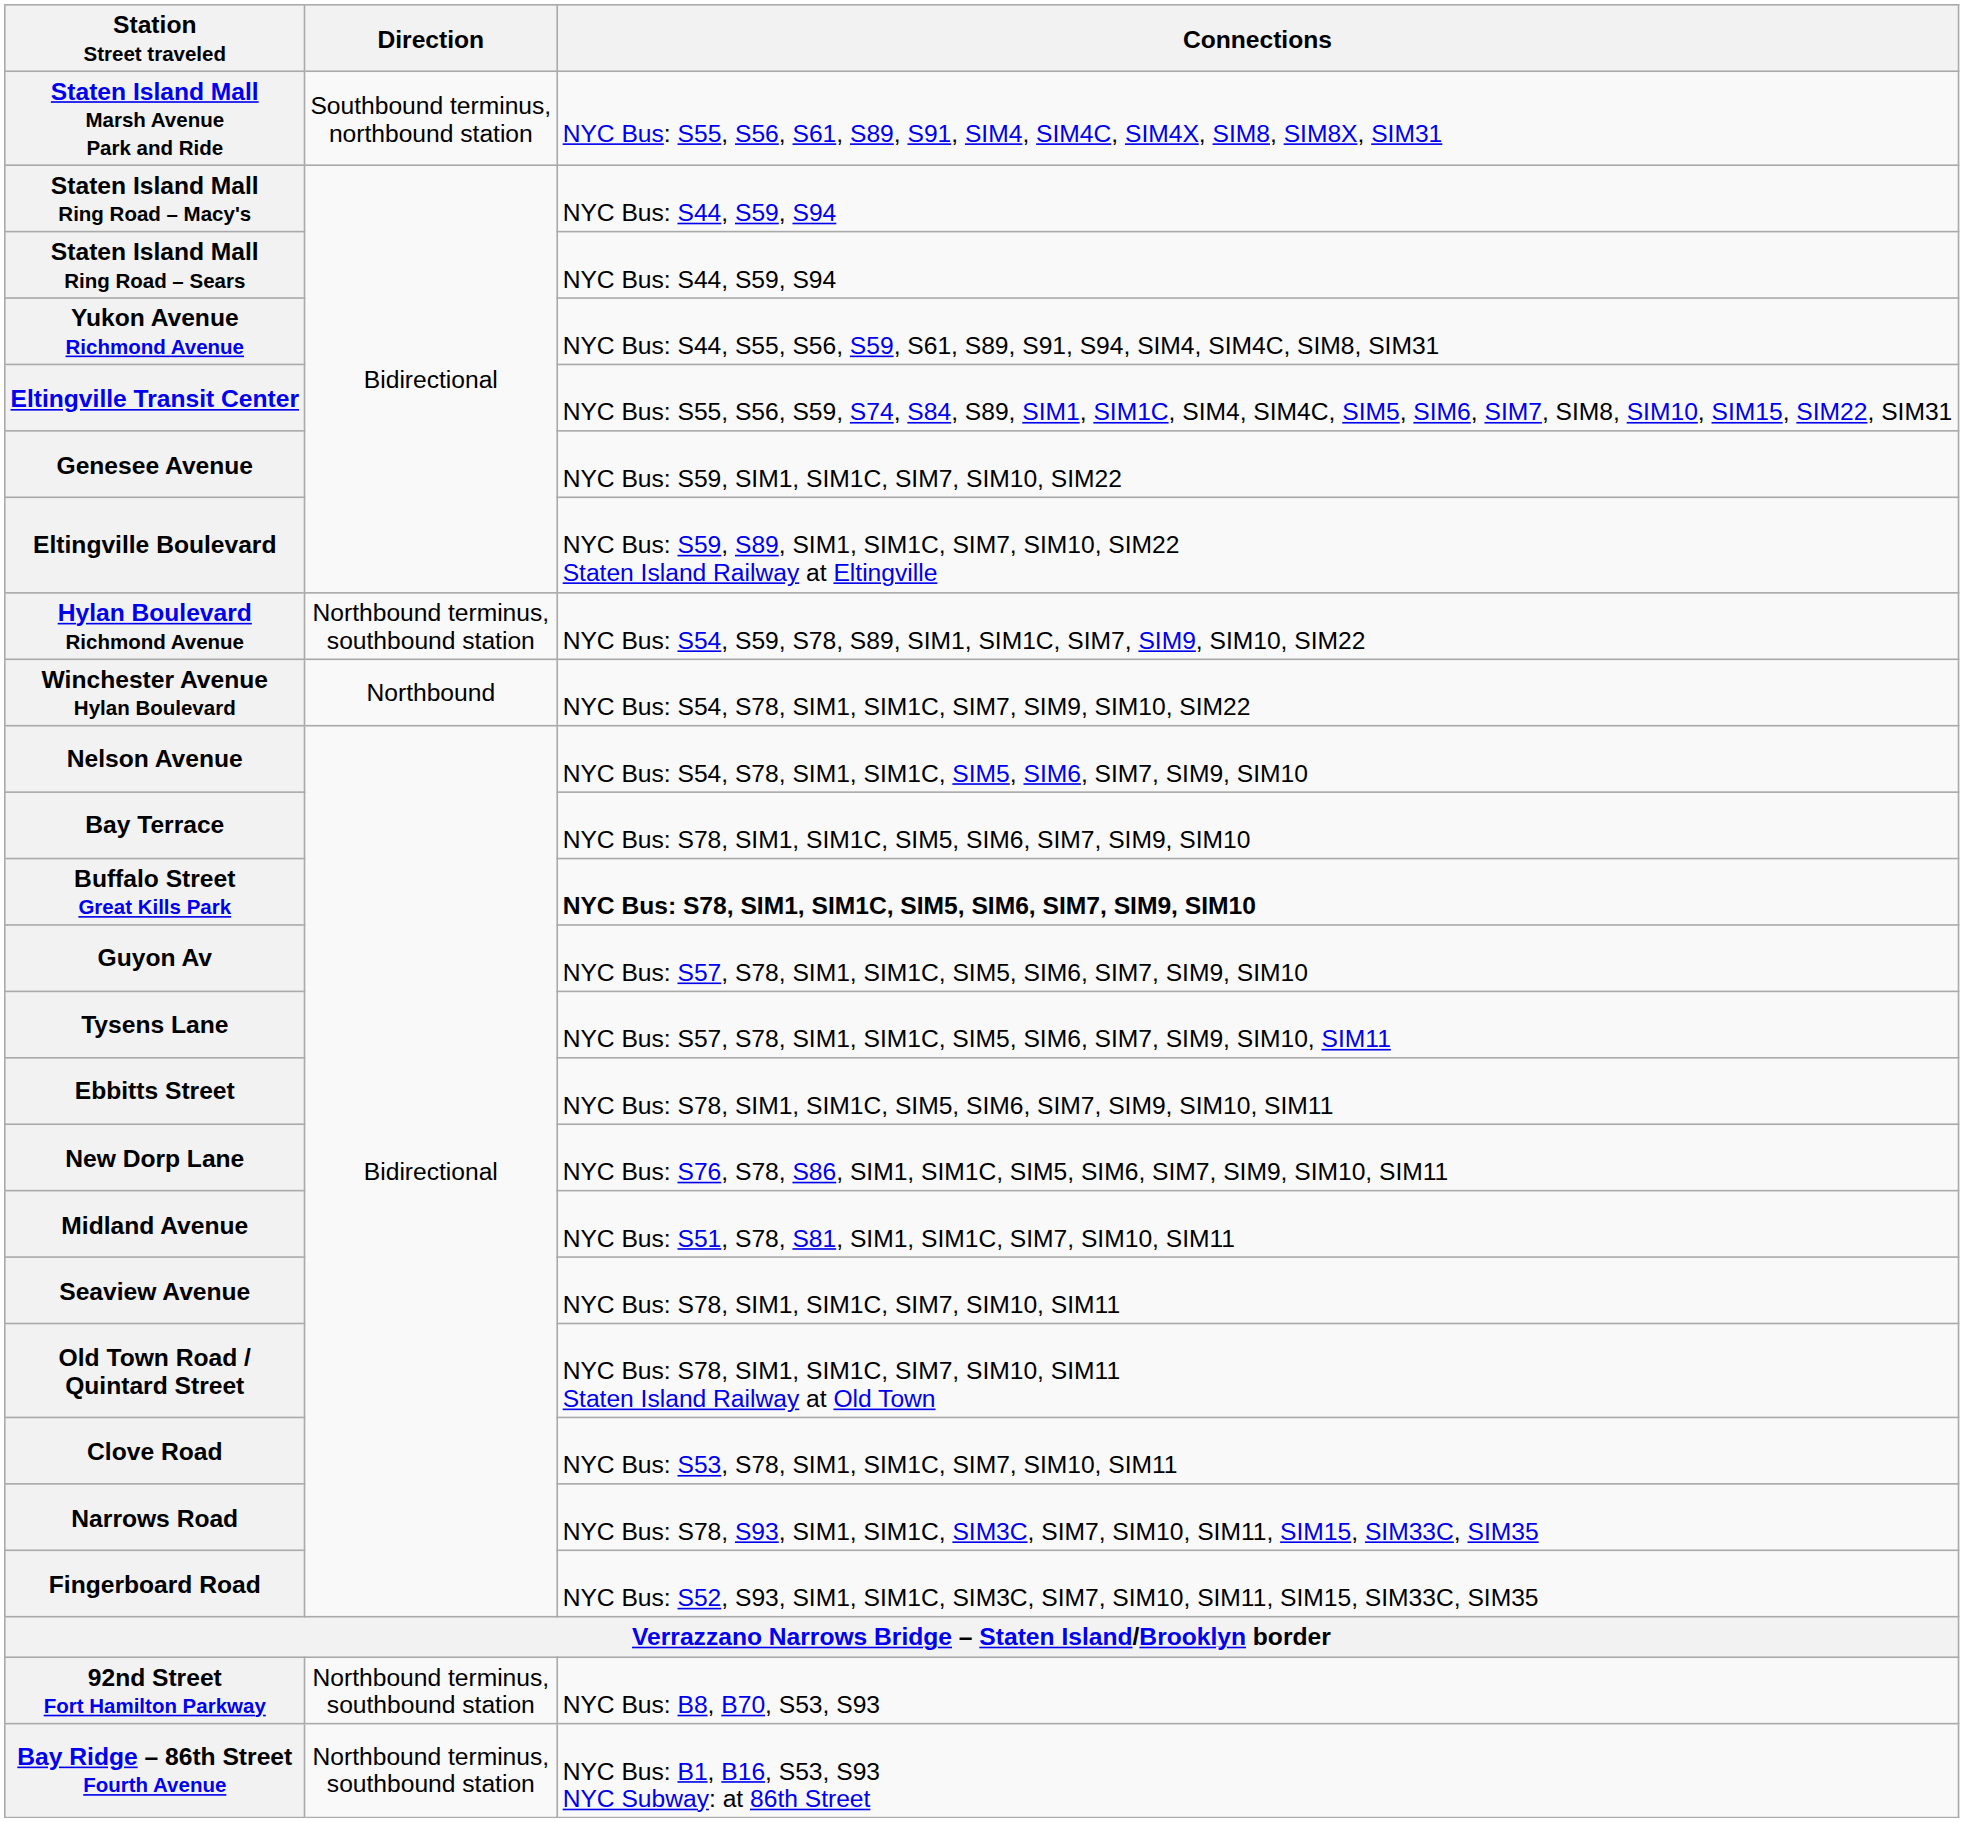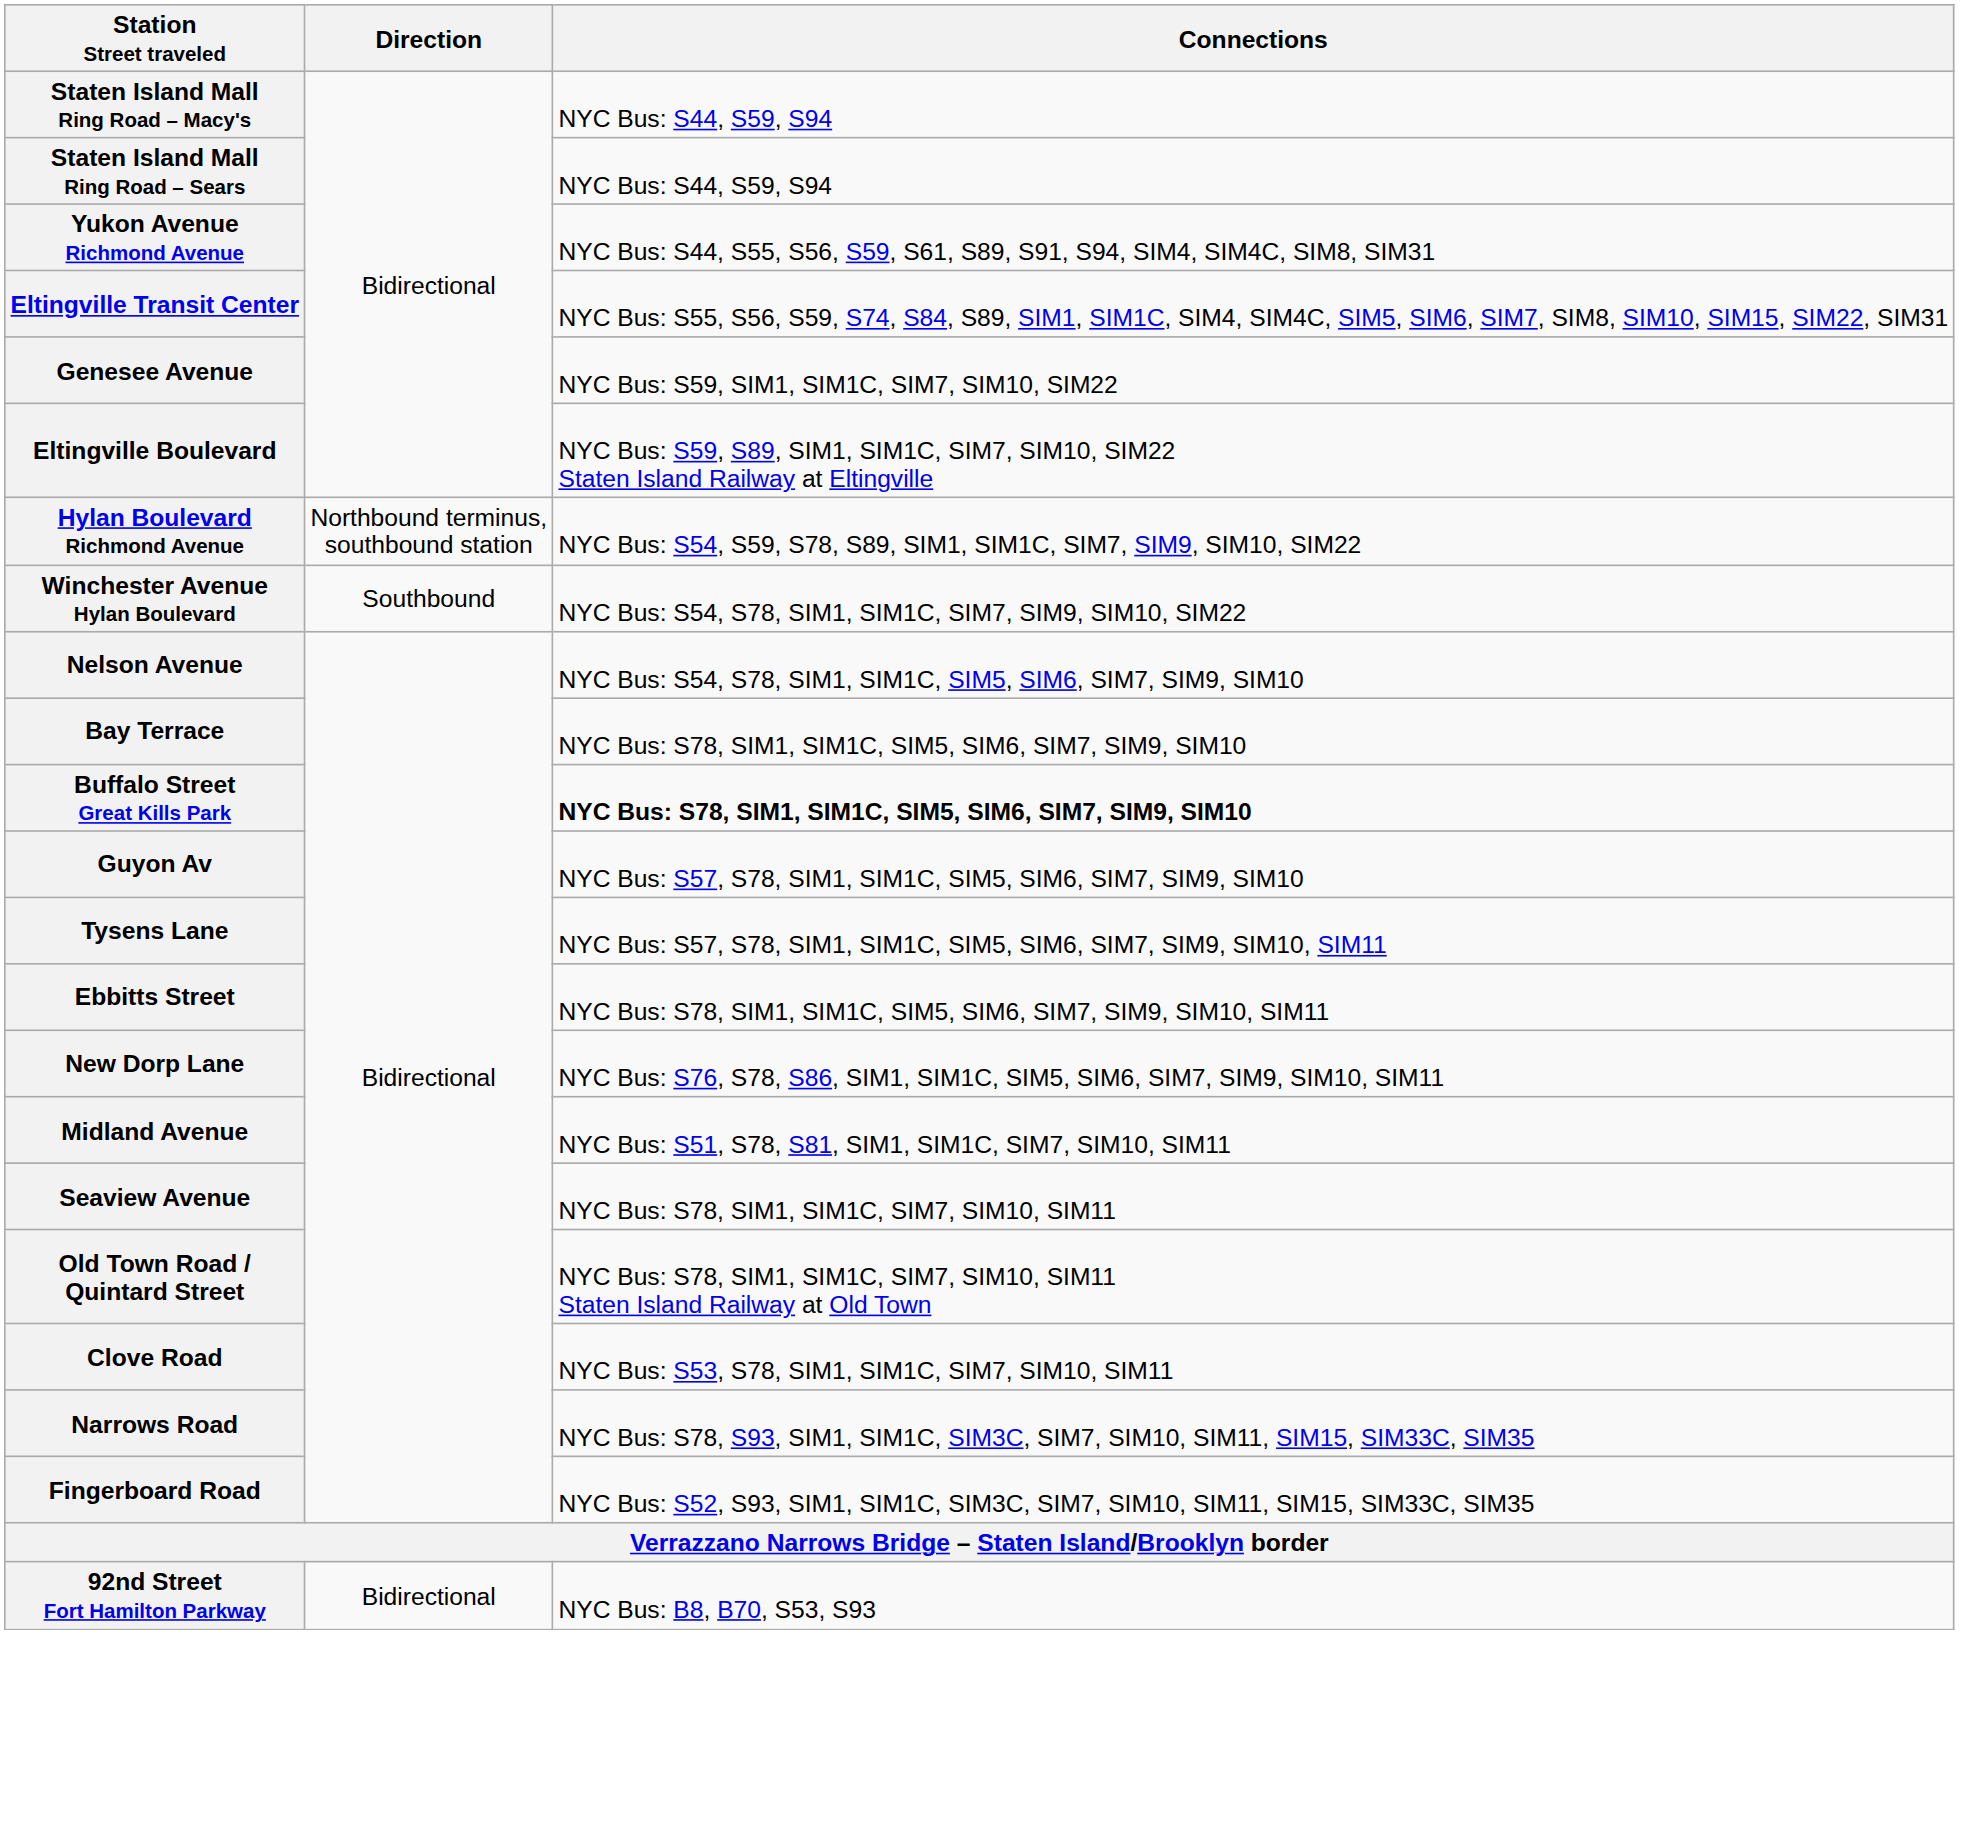- row: (155, 119)
(431, 692) Northbound -> (429, 598) Southbound
(431, 1690) Northbound terminus, southbound station -> (429, 1596) Bidirectional
- row: (155, 1770)
